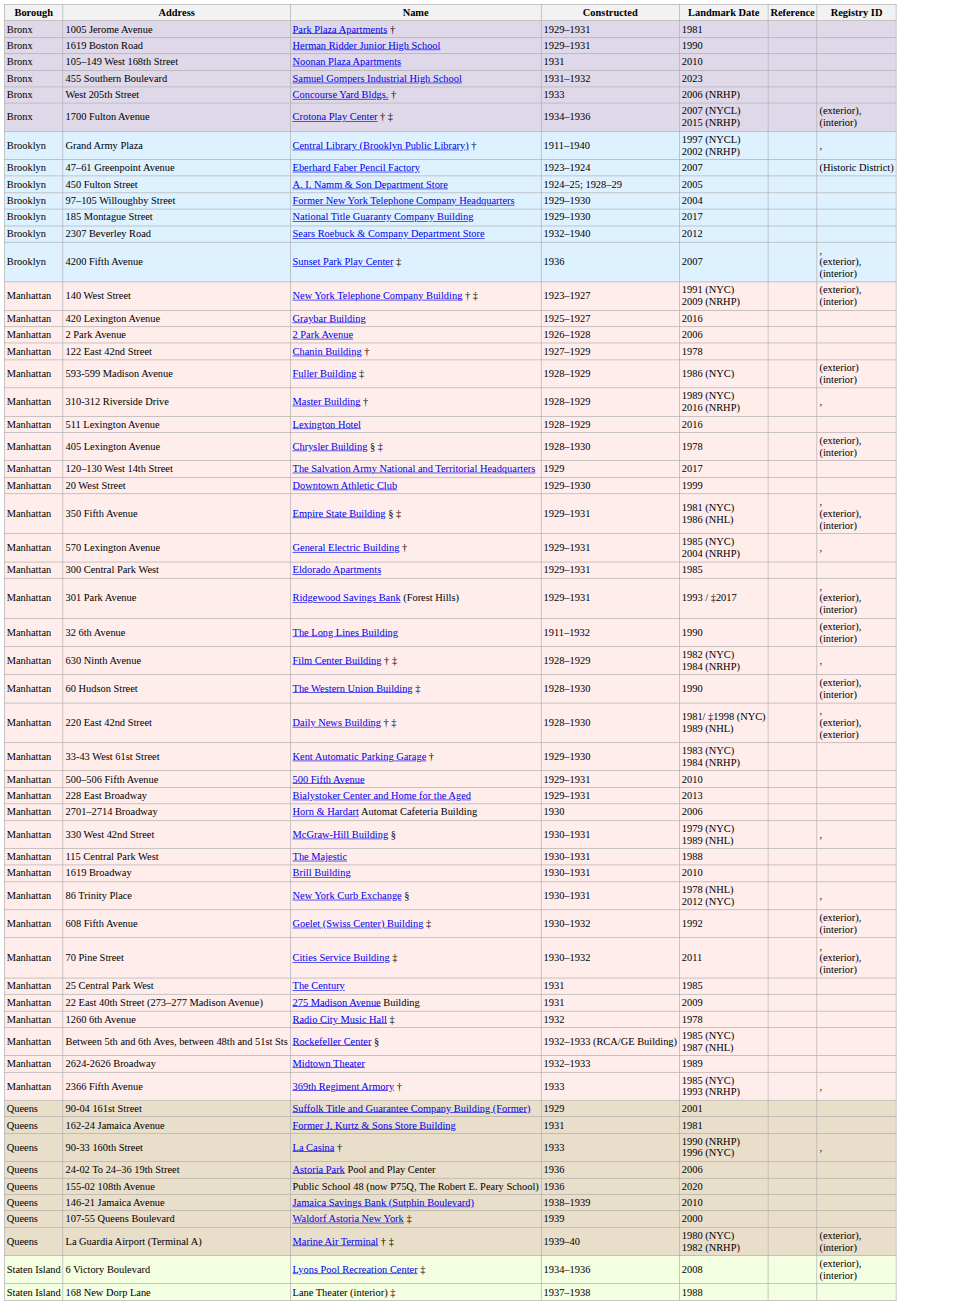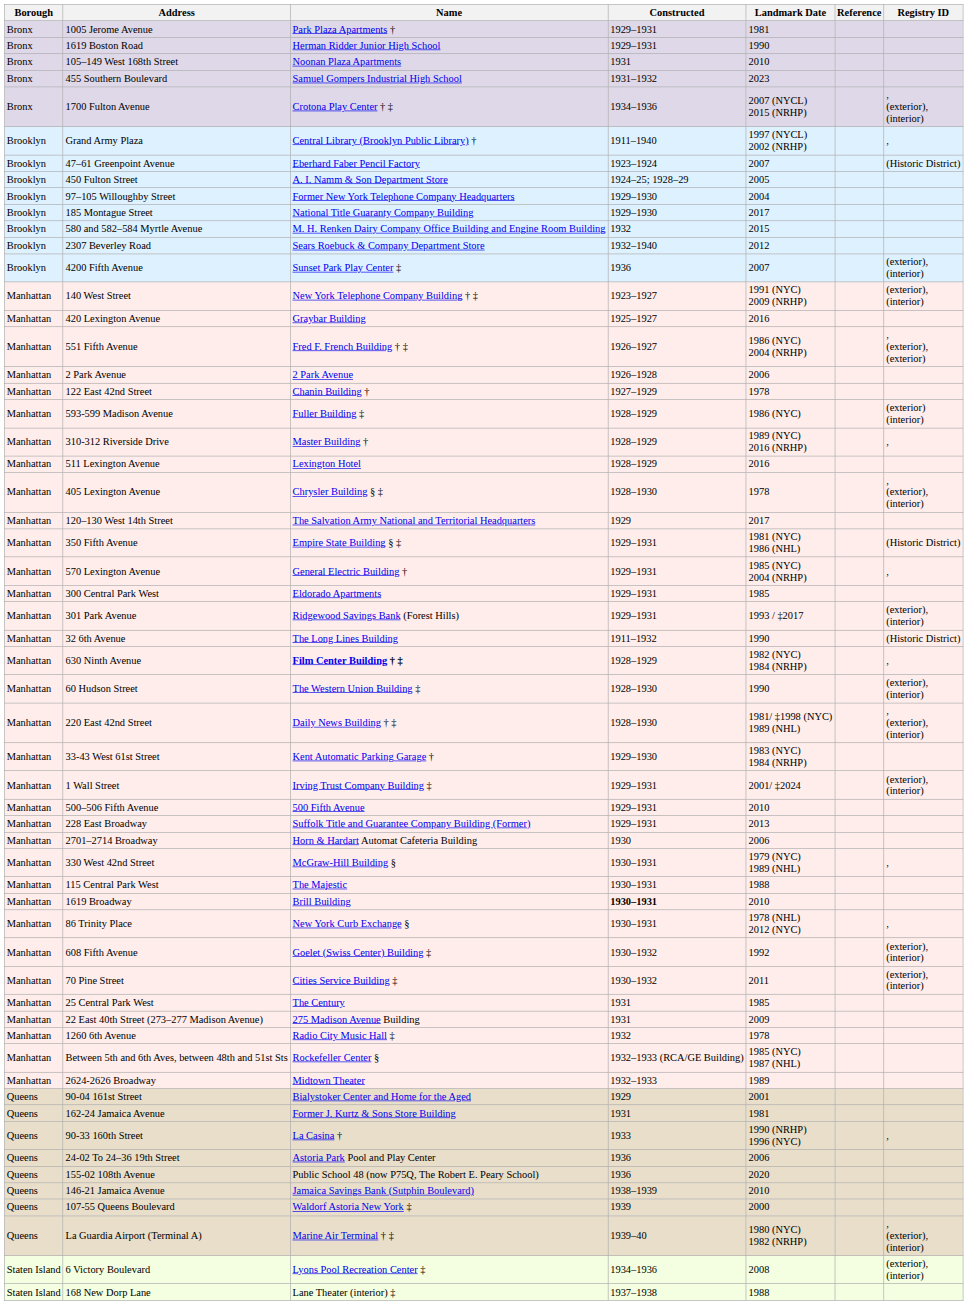- row: (102, 95)
(840, 117) (exterior), (interior) -> (907, 106) , (exterior), (interior)
+ row: (134, 229)
(840, 262) , (exterior), (interior) -> (907, 268) (exterior), (interior)
+ row: (102, 346)
(840, 446) (exterior), (interior) -> (907, 492) , (exterior), (interior)
- row: (96, 485)
(840, 513) , (exterior), (interior) -> (923, 543) (Historic District)
(840, 598) , (exterior), (interior) -> (907, 616) (exterior), (interior)
(840, 632) (exterior), (interior) -> (923, 638) (Historic District)
(345, 660) normal -> (348, 660) bold
(840, 722) , (exterior), (exterior) -> (907, 722) , (exterior), (interior)
+ row: (92, 785)
(382, 795) Bialystoker Center and Home for the Aged -> (411, 824) Suffolk Title and Guarantee Company Building (Former)
(567, 873) normal -> (634, 901) bold
(840, 958) , (exterior), (interior) -> (907, 980) (exterior), (interior)
- row: (104, 1086)
(411, 1108) Suffolk Title and Guarantee Company Building (Former) -> (382, 1096) Bialystoker Center and Home for the Aged
(840, 1241) (exterior), (interior) -> (907, 1235) , (exterior), (interior)
